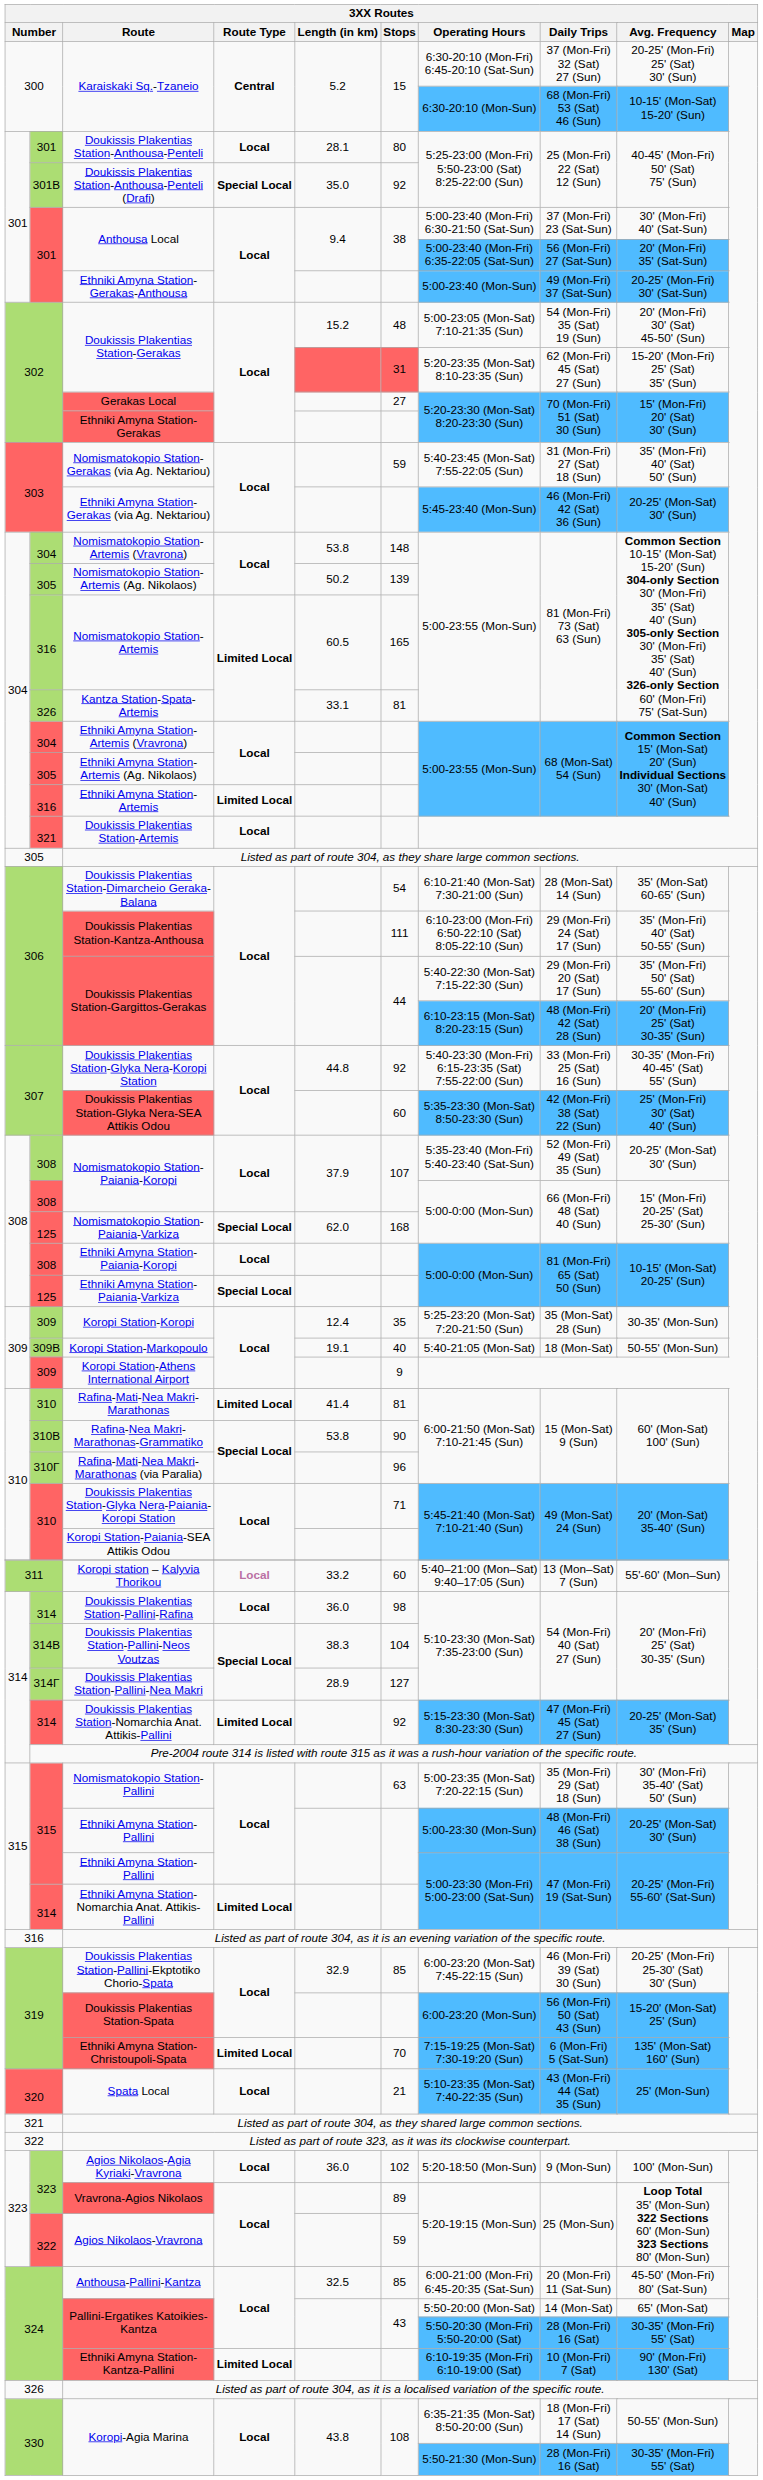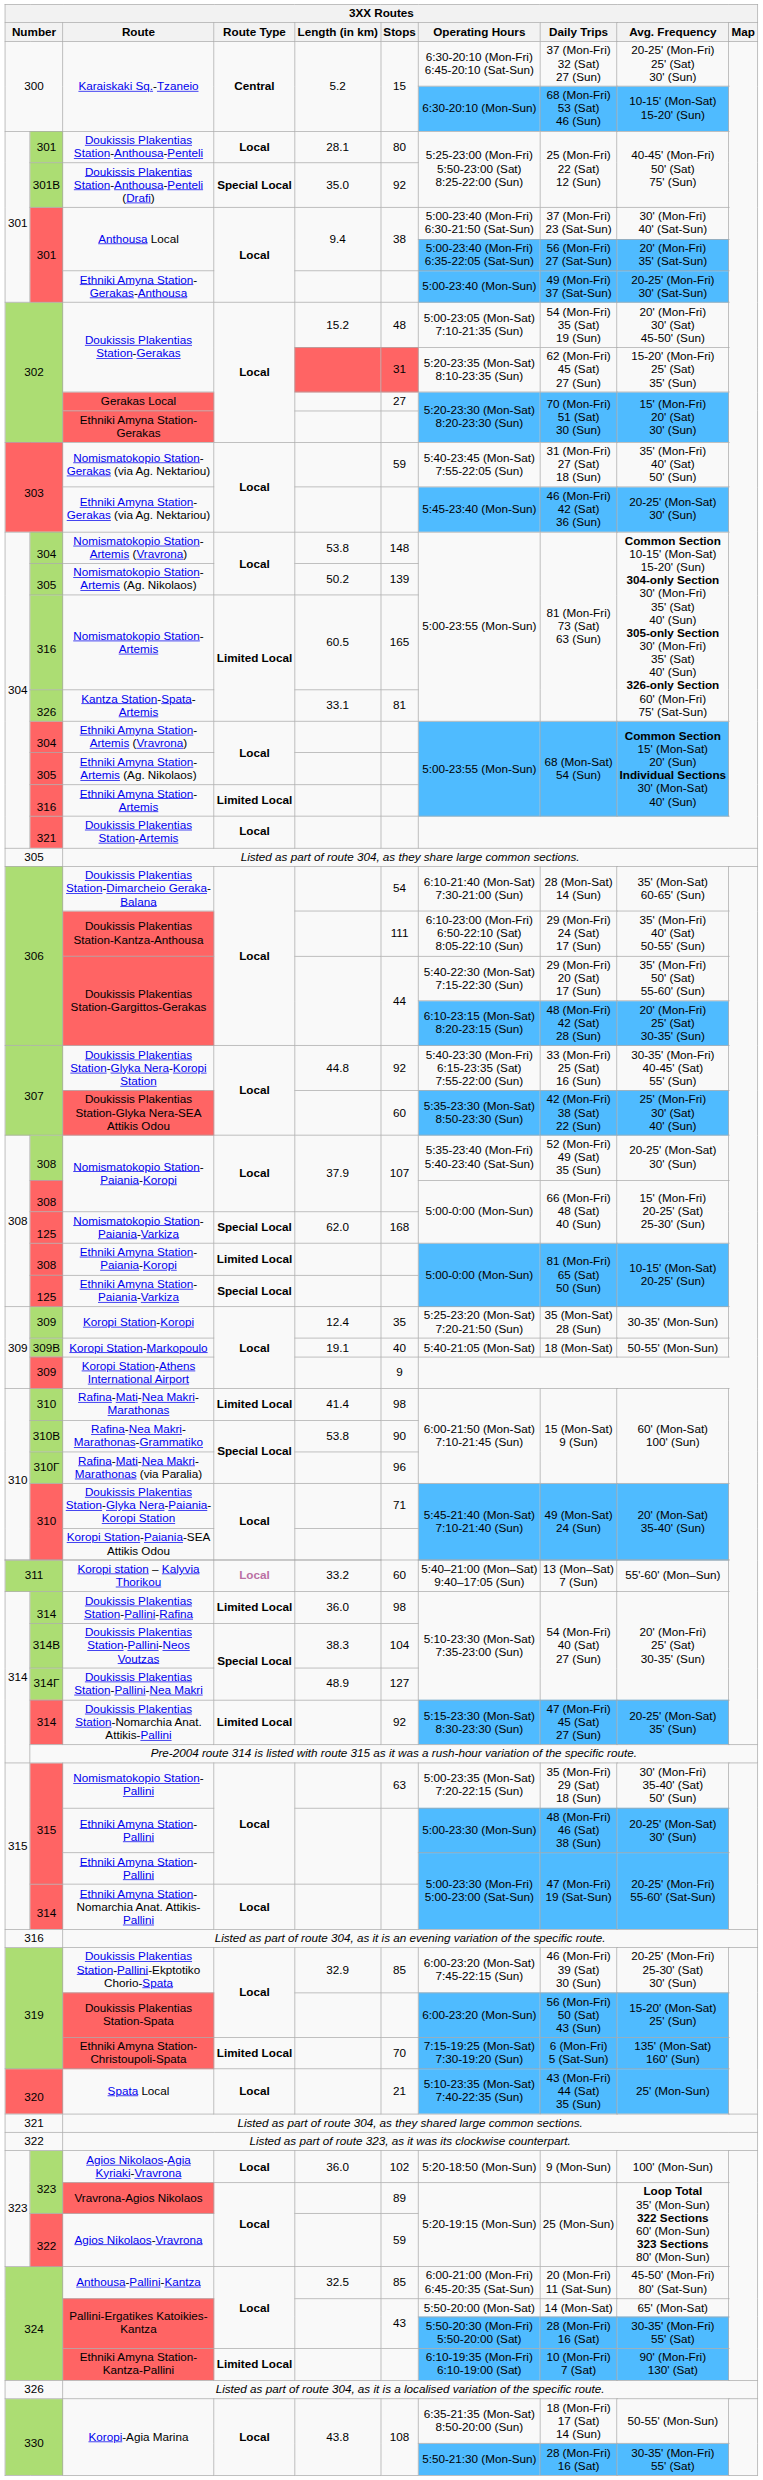(254, 1259) Local -> (254, 1259) Limited Local
(400, 1404) 81 -> (400, 1404) 98
(254, 1607) Local -> (254, 1607) Limited Local
(338, 1684) 28.9 -> (338, 1684) 48.9
(254, 1906) Limited Local -> (254, 1906) Local
